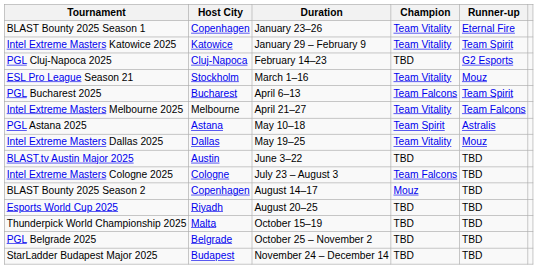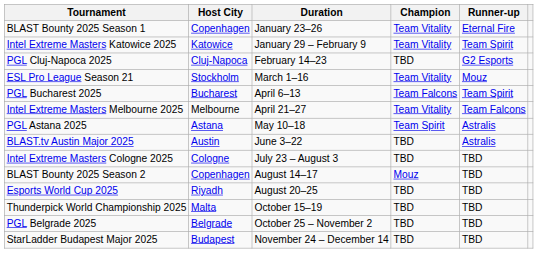- row: (85, 142)
(472, 158) TBD -> (479, 142) Astralis
(425, 175) Team Falcons -> (404, 158) TBD
